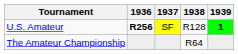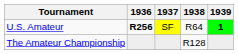(194, 27) R128 -> (194, 27) R64
(194, 42) R64 -> (194, 42) R128
